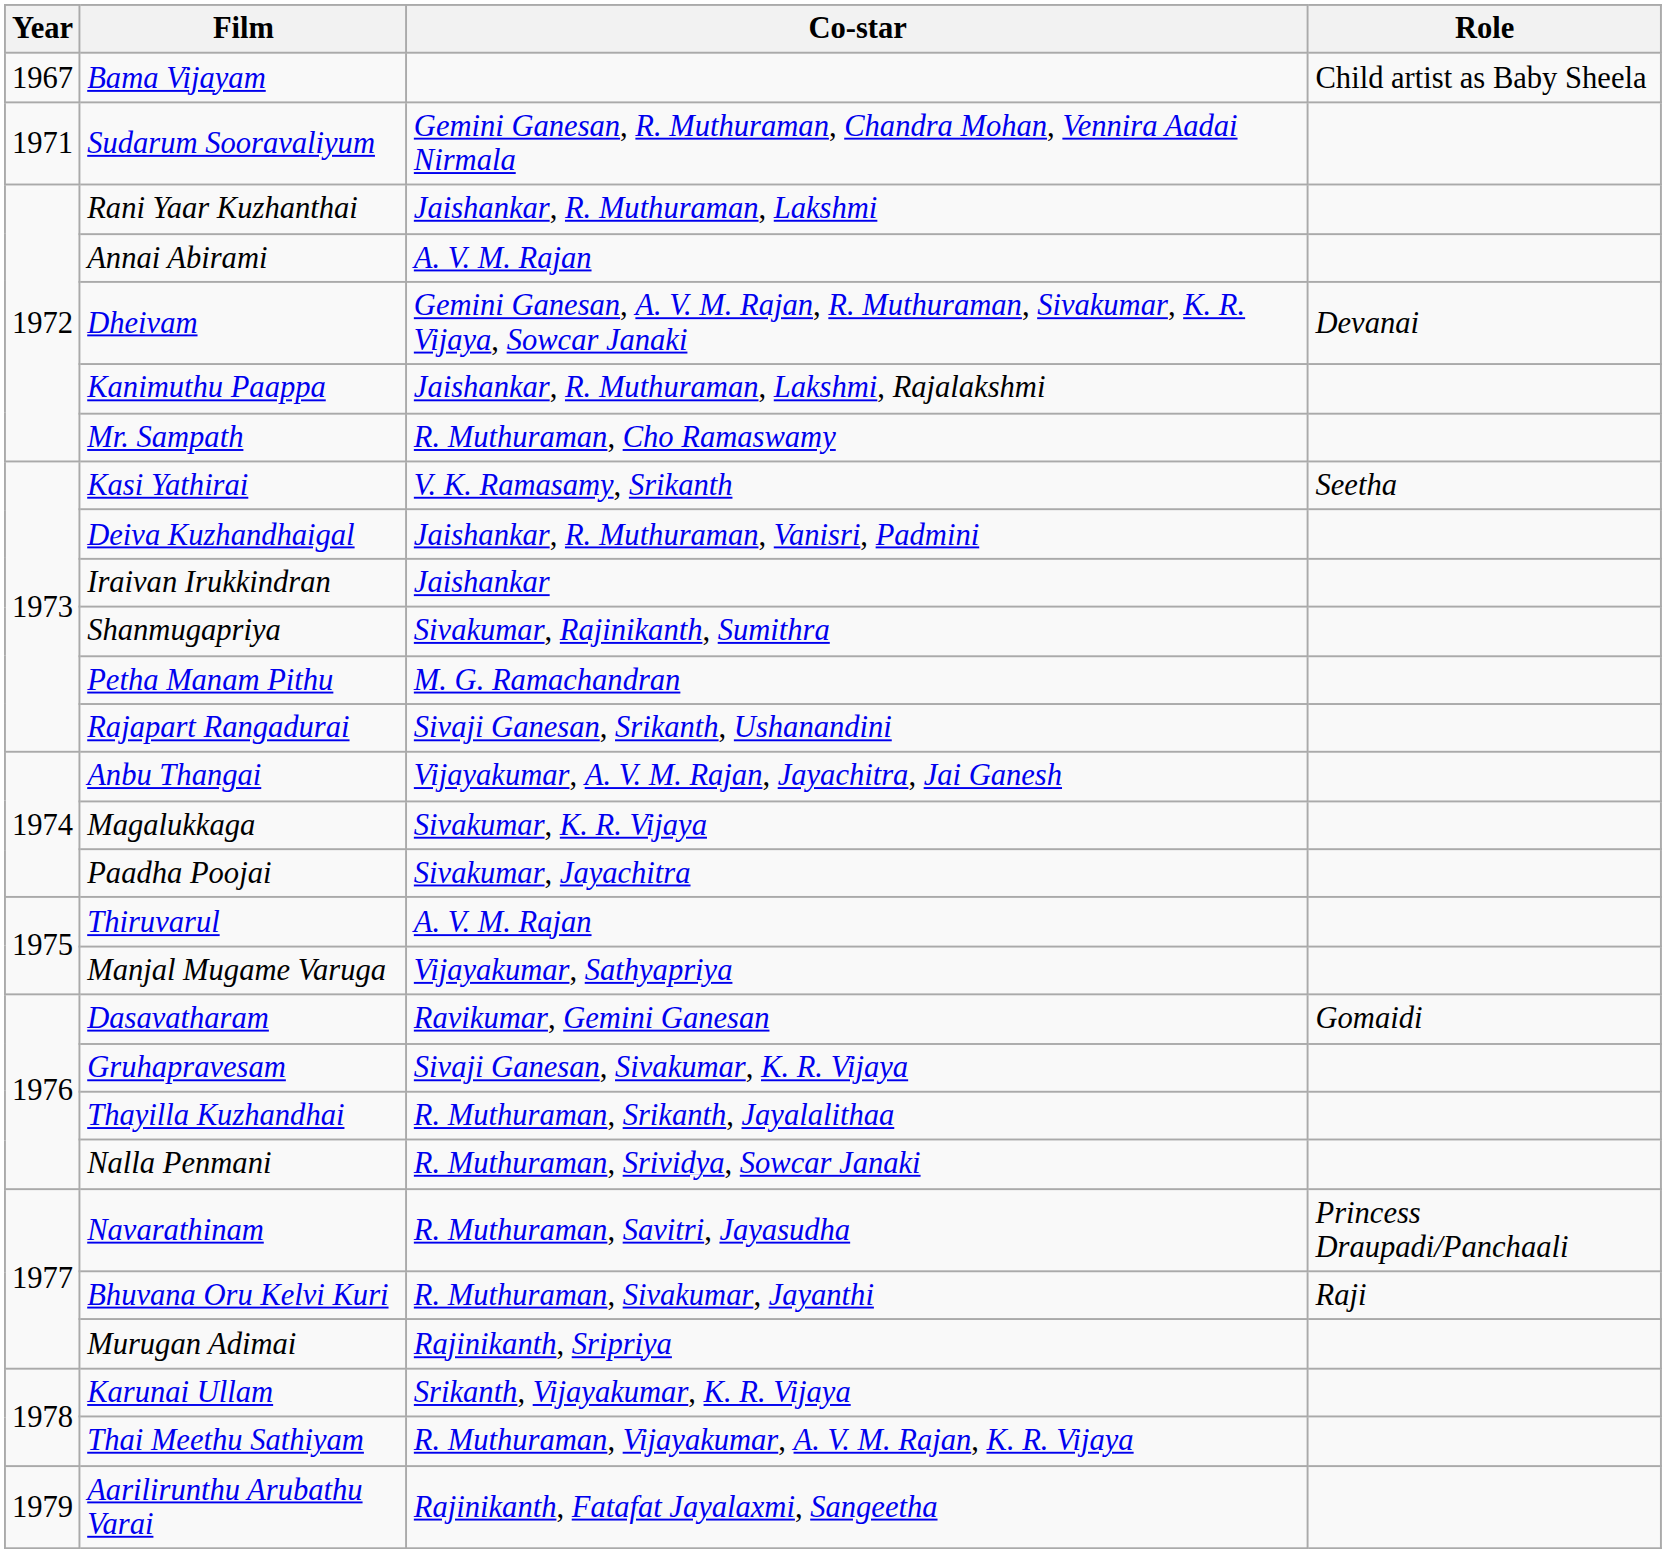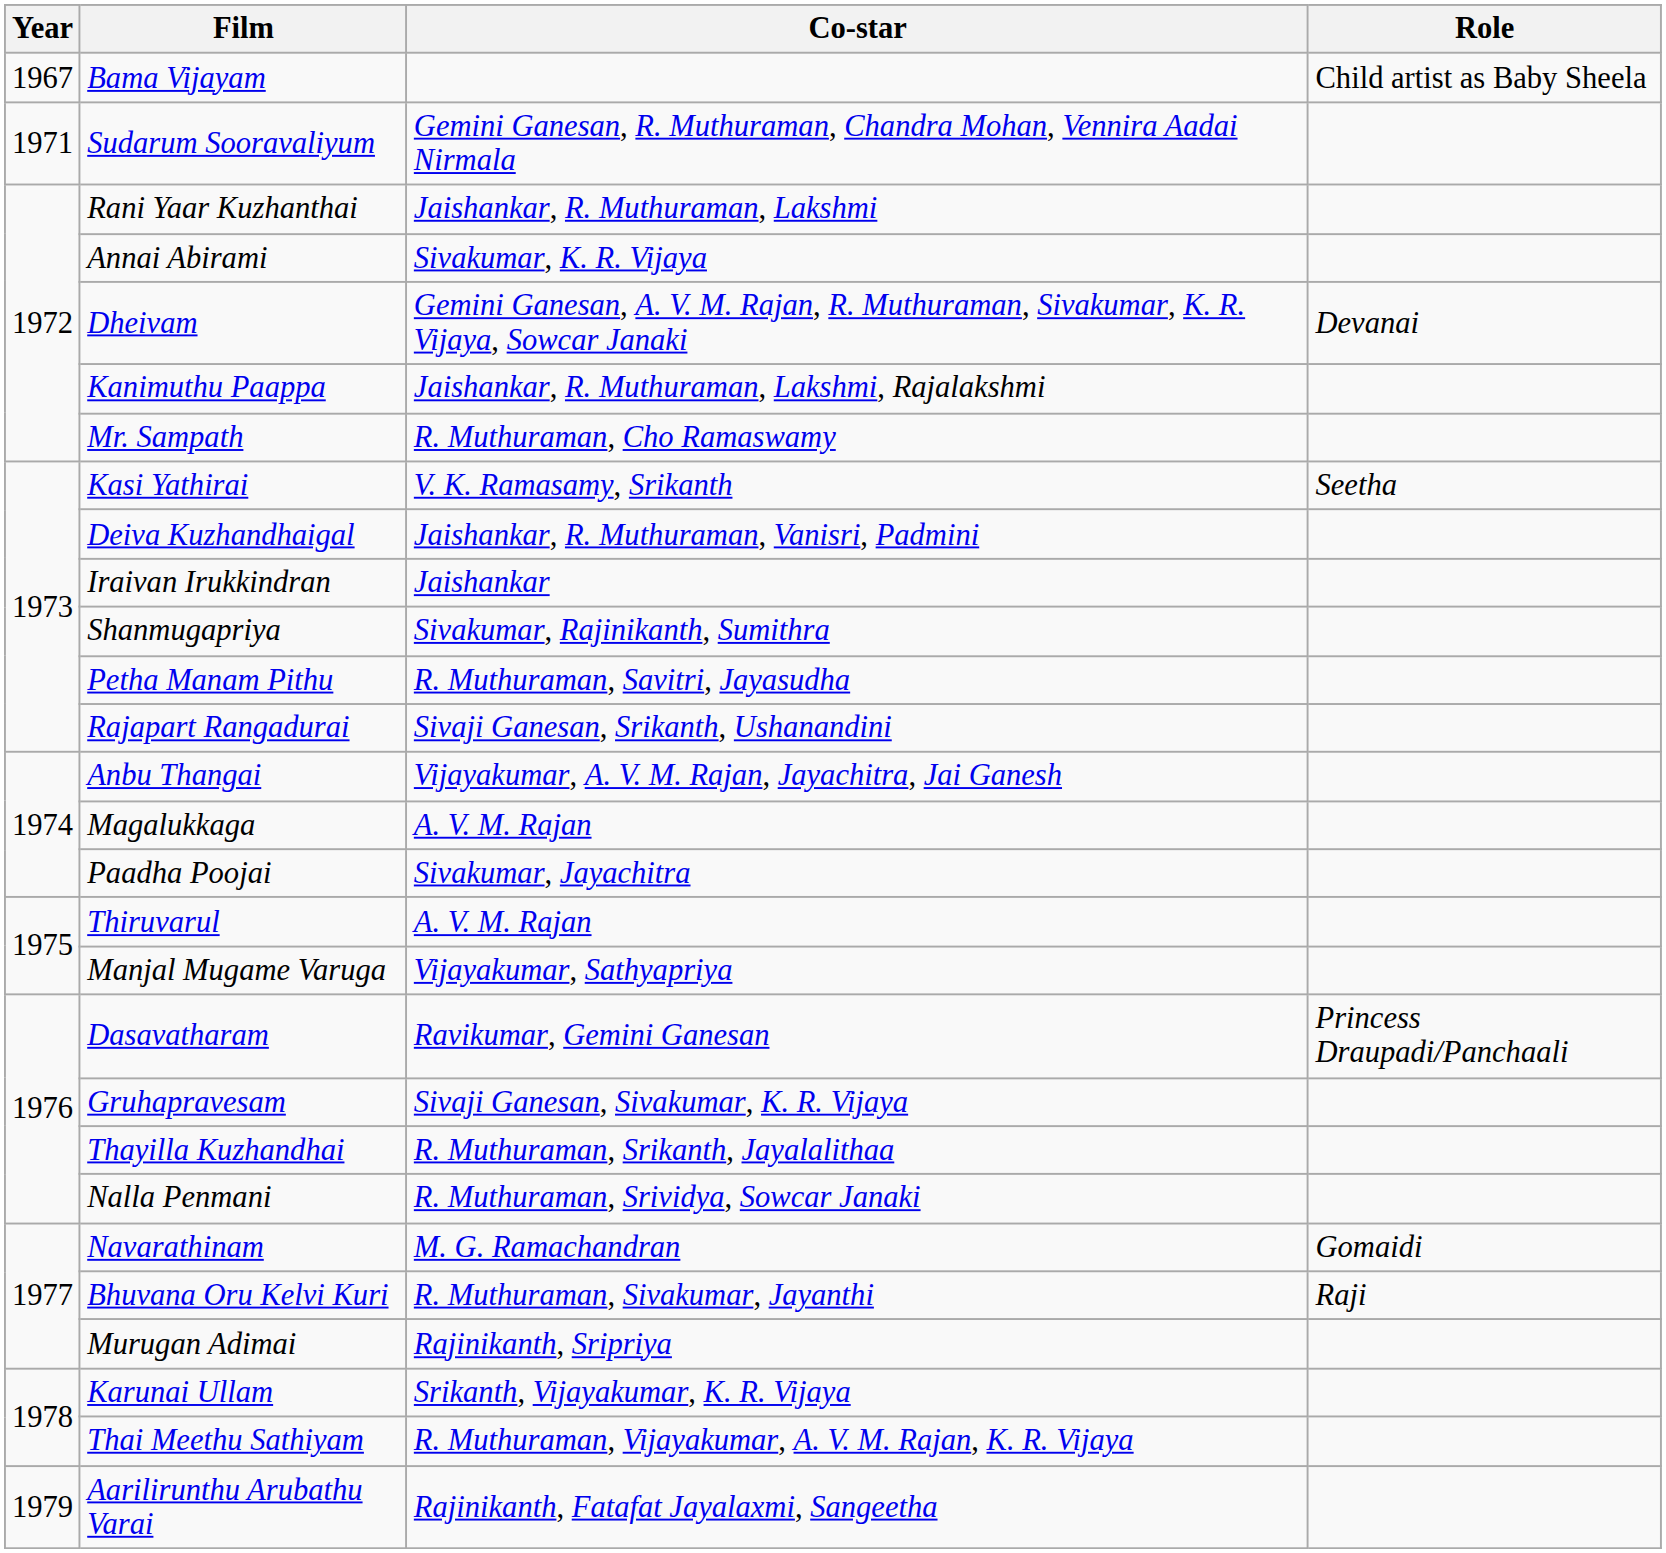(503, 256) A. V. M. Rajan -> (560, 256) Sivakumar, K. R. Vijaya
(547, 679) M. G. Ramachandran -> (632, 679) R. Muthuraman, Savitri, Jayasudha
(560, 824) Sivakumar, K. R. Vijaya -> (503, 824) A. V. M. Rajan
(1369, 1018) Gomaidi -> (1442, 1035) Princess Draupadi/Panchaali
(632, 1229) R. Muthuraman, Savitri, Jayasudha -> (547, 1246) M. G. Ramachandran
(1442, 1229) Princess Draupadi/Panchaali -> (1369, 1246) Gomaidi
